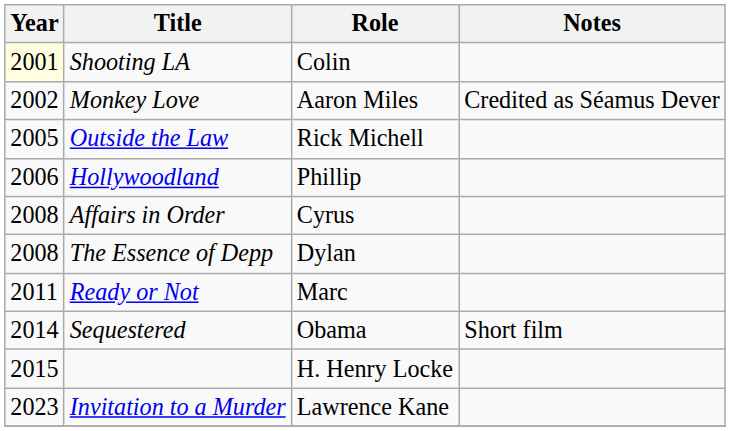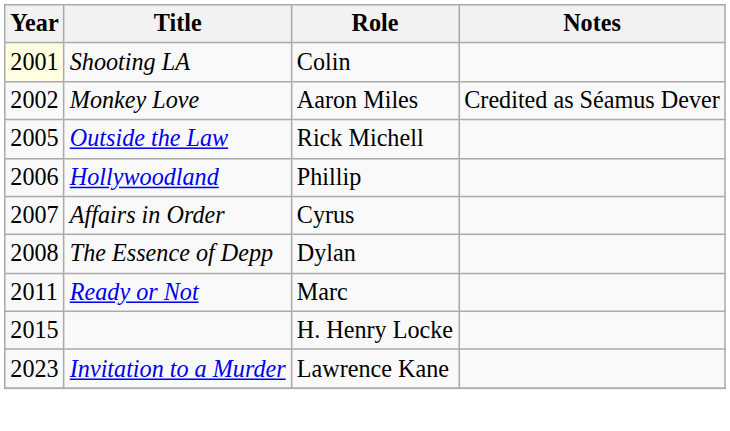(34, 215) 2008 -> (34, 215) 2007
- row: (128, 330)
